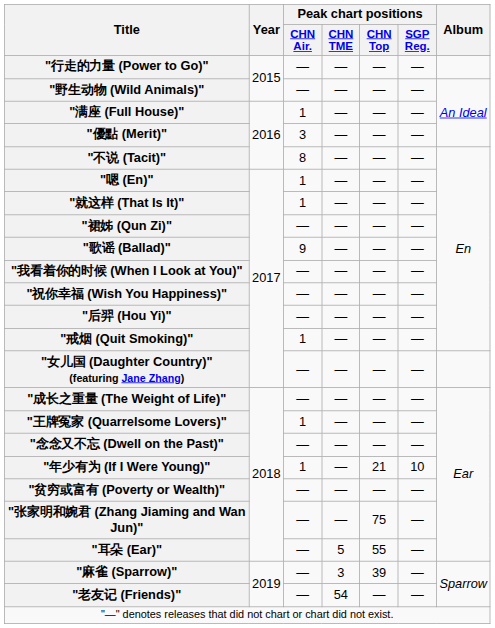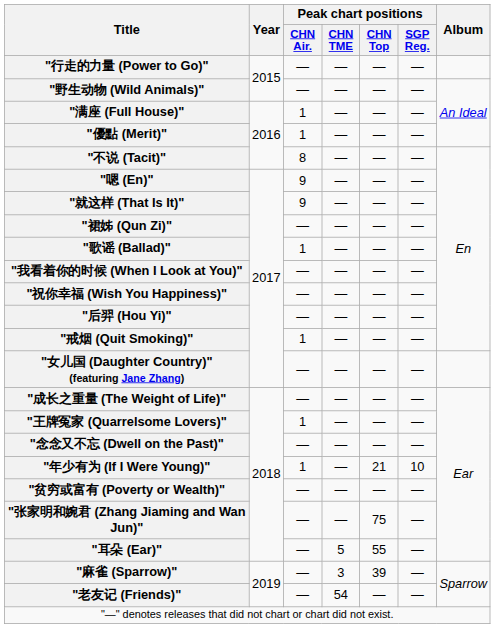(303, 135) 3 -> (303, 135) 1
(303, 180) 1 -> (303, 180) 9
(303, 203) 1 -> (303, 203) 9
(303, 248) 9 -> (303, 248) 1
